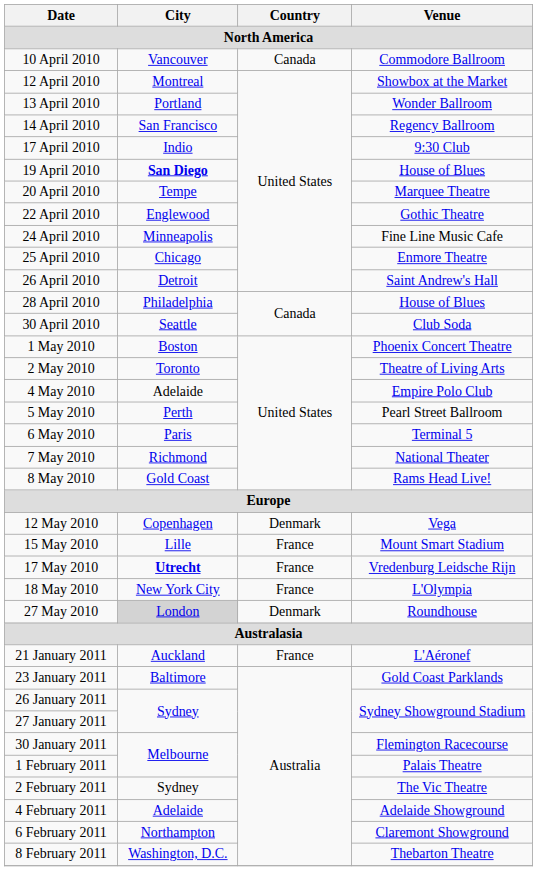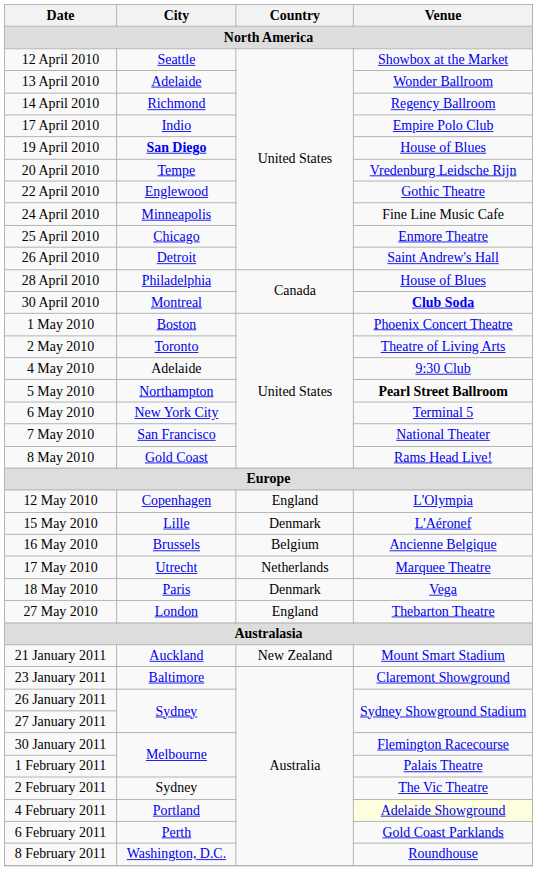- row: (61, 59)
(178, 81) Montreal -> (176, 59) Seattle
(178, 103) Portland -> (176, 81) Adelaide
(178, 125) San Francisco -> (176, 103) Richmond
(442, 147) 9:30 Club -> (443, 125) Empire Polo Club
(442, 192) Marquee Theatre -> (443, 170) Vredenburg Leidsche Rijn
(178, 324) Seattle -> (176, 302) Montreal
(442, 324) normal -> (443, 302) bold
(442, 390) Empire Polo Club -> (443, 368) 9:30 Club
(178, 412) Perth -> (176, 390) Northampton
(442, 412) normal -> (443, 390) bold
(178, 434) Paris -> (176, 412) New York City
(178, 457) Richmond -> (176, 434) San Francisco
(295, 523) Denmark -> (295, 501) England
(442, 523) Vega -> (443, 501) L'Olympia
(295, 545) France -> (295, 523) Denmark
(442, 545) Mount Smart Stadium -> (443, 523) L'Aéronef
+ row: (61, 545)
(178, 567) bold -> (176, 567) normal
(295, 567) France -> (295, 567) Netherlands
(442, 567) Vredenburg Leidsche Rijn -> (443, 567) Marquee Theatre
(178, 589) New York City -> (176, 589) Paris
(295, 589) France -> (295, 589) Denmark
(442, 589) L'Olympia -> (443, 589) Vega
(178, 611) lightgrey background -> (176, 611) no background
(295, 611) Denmark -> (295, 611) England
(442, 611) Roundhouse -> (443, 611) Thebarton Theatre
(295, 655) France -> (295, 655) New Zealand
(442, 655) L'Aéronef -> (443, 655) Mount Smart Stadium
(442, 677) Gold Coast Parklands -> (443, 677) Claremont Showground
(178, 810) Adelaide -> (176, 810) Portland
(442, 810) no background -> (443, 810) lightyellow background
(178, 832) Northampton -> (176, 832) Perth
(442, 832) Claremont Showground -> (443, 832) Gold Coast Parklands
(442, 854) Thebarton Theatre -> (443, 854) Roundhouse
